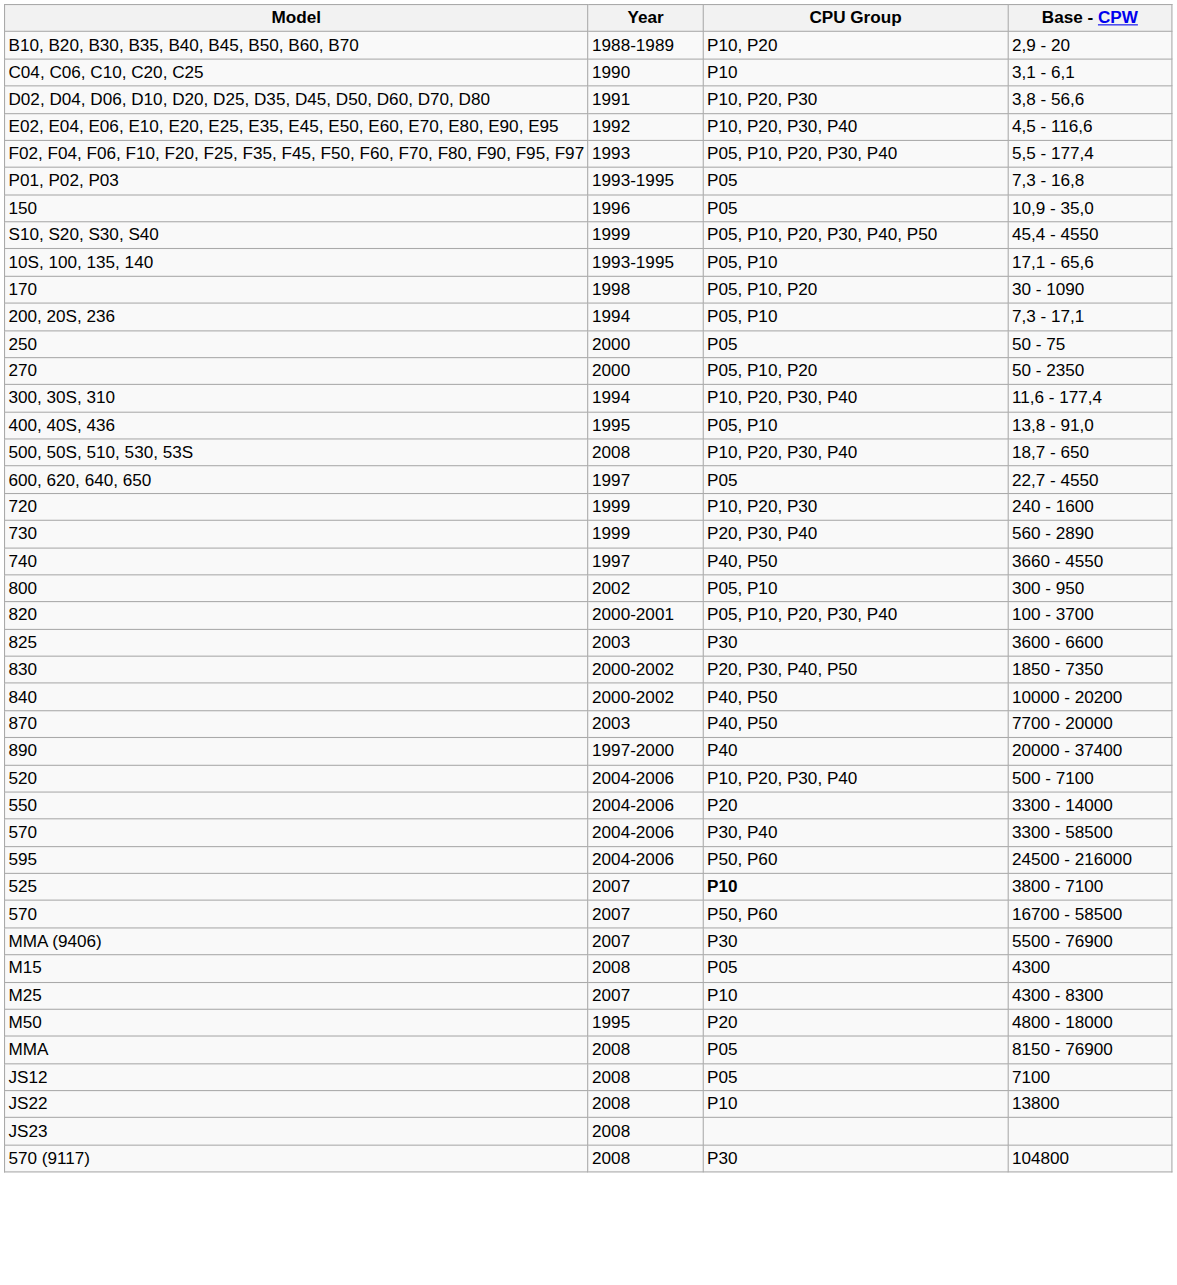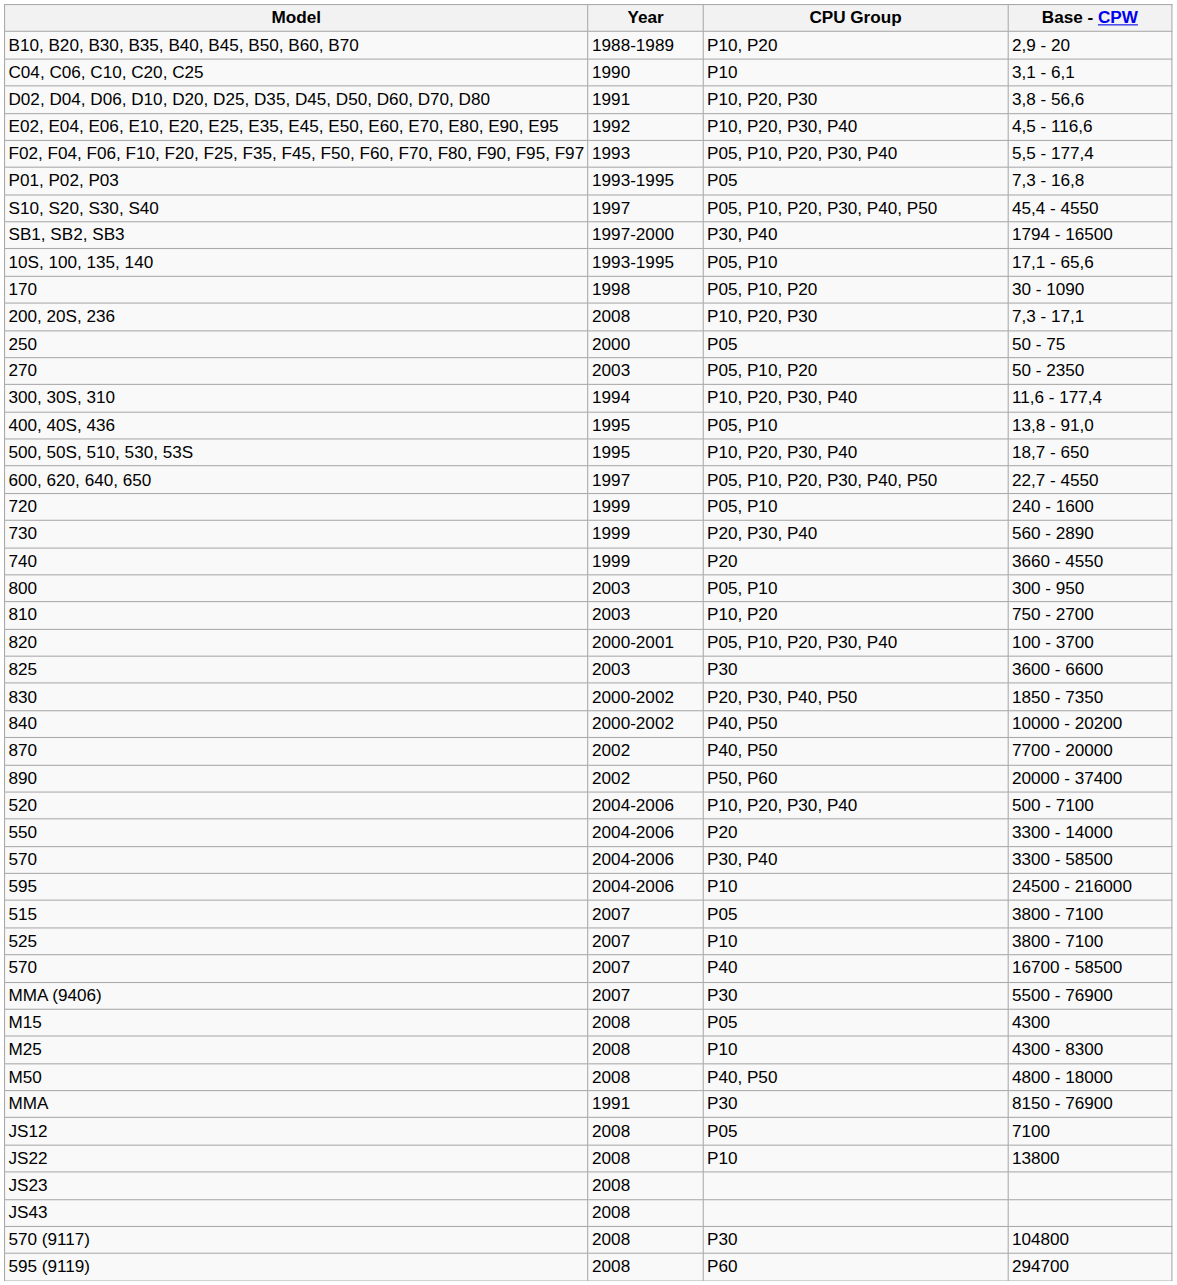- row: (23, 208)
(611, 235) 1999 -> (611, 208) 1997
+ row: (67, 235)
(611, 316) 1994 -> (611, 316) 2008
(742, 316) P05, P10 -> (762, 316) P10, P20, P30
(611, 371) 2000 -> (611, 371) 2003
(611, 452) 2008 -> (611, 452) 1995
(722, 479) P05 -> (822, 479) P05, P10, P20, P30, P40, P50
(762, 506) P10, P20, P30 -> (742, 506) P05, P10
(611, 561) 1997 -> (611, 561) 1999
(742, 561) P40, P50 -> (722, 561) P20
(611, 588) 2002 -> (611, 588) 2003
+ row: (23, 615)
(611, 724) 2003 -> (611, 751) 2002
(633, 751) 1997-2000 -> (611, 778) 2002
(722, 751) P40 -> (742, 778) P50, P60
(742, 859) P50, P60 -> (722, 886) P10
+ row: (23, 914)
(722, 886) bold -> (722, 941) normal
(742, 914) P50, P60 -> (722, 968) P40
(611, 995) 2007 -> (611, 1049) 2008
(611, 1022) 1995 -> (611, 1076) 2008
(722, 1022) P20 -> (742, 1076) P40, P50
(611, 1049) 2008 -> (611, 1104) 1991
(722, 1049) P05 -> (722, 1104) P30
+ row: (28, 1212)
+ row: (49, 1267)
